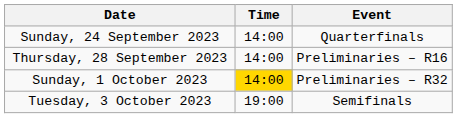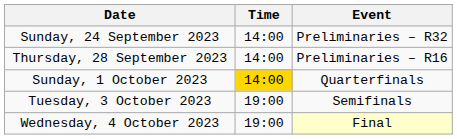(372, 37) Quarterfinals -> (372, 37) Preliminaries – R32
(372, 80) Preliminaries – R32 -> (372, 80) Quarterfinals
+ row: (120, 123)
